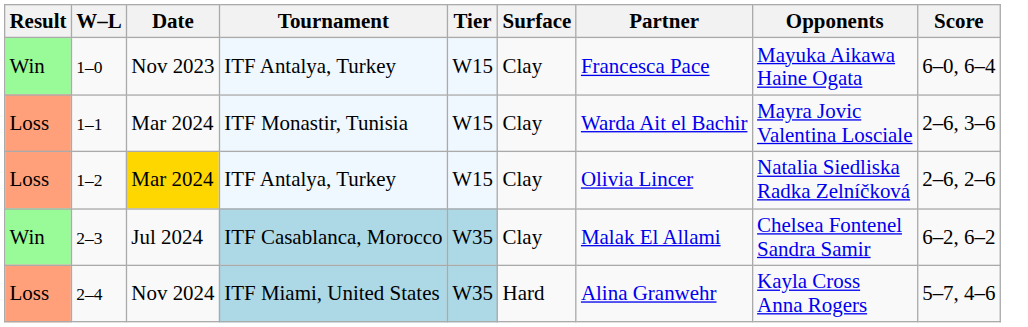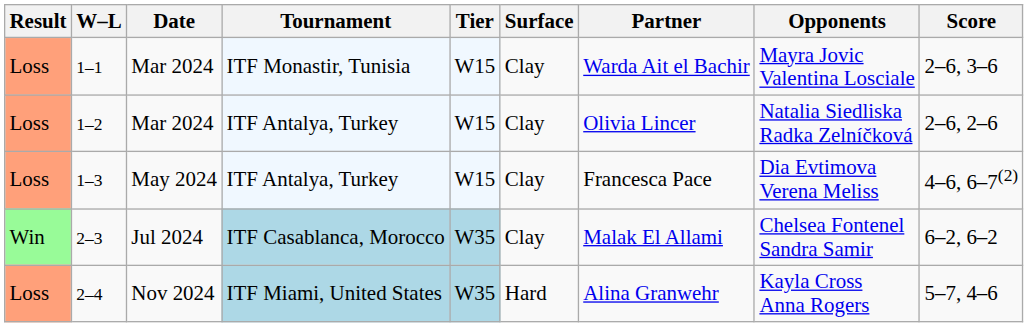- row: (89, 67)
(172, 179) gold background -> (172, 122) no background
+ row: (89, 181)
